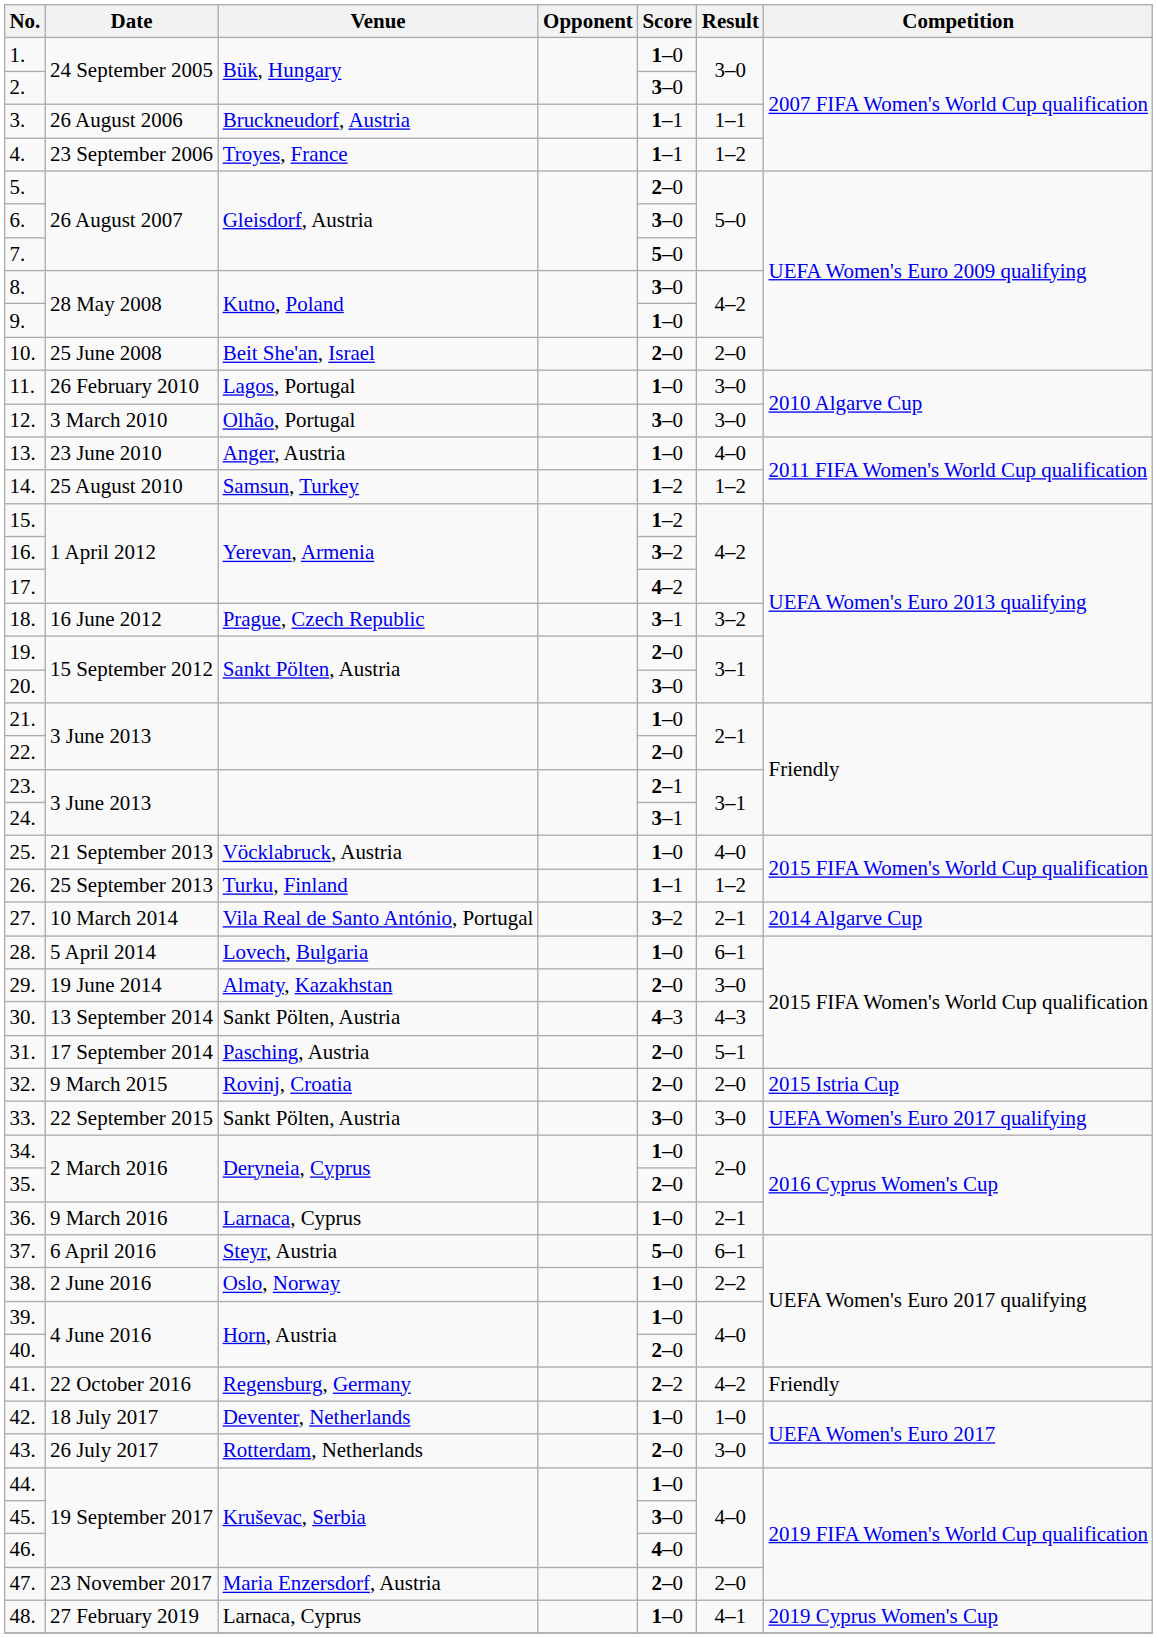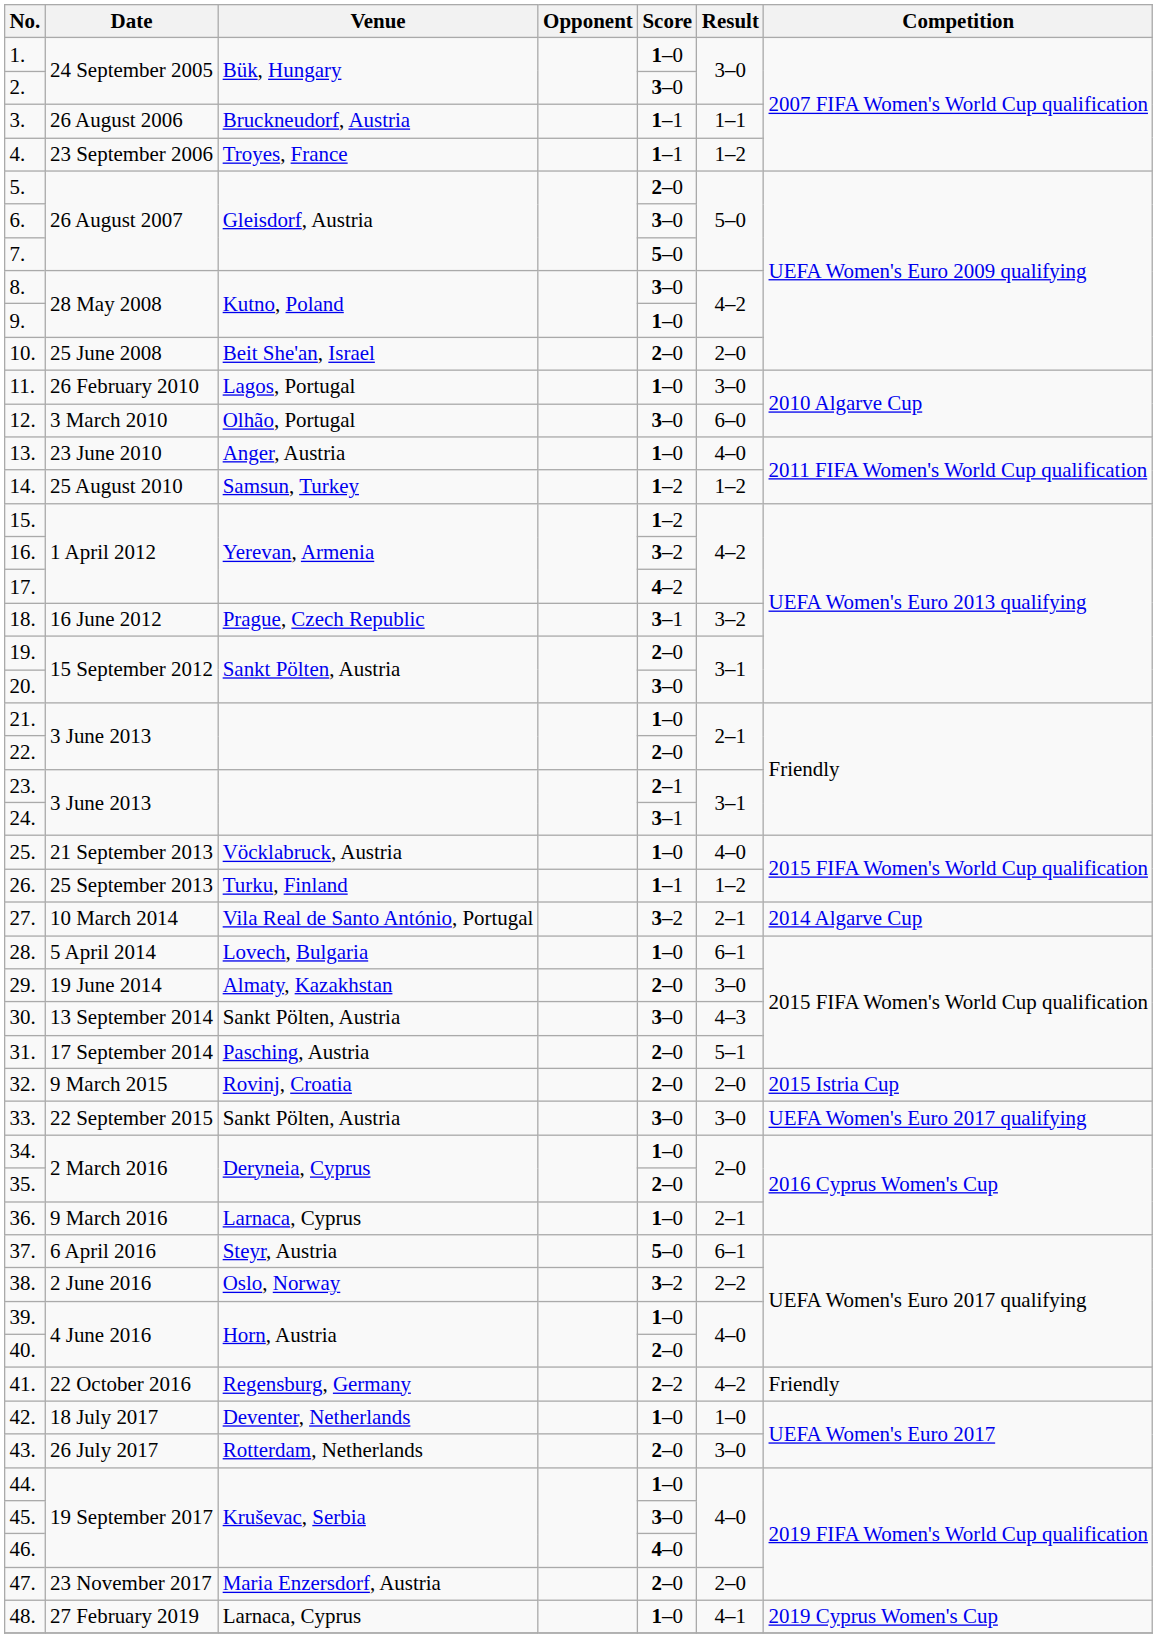(730, 420) 3–0 -> (730, 420) 6–0
(667, 1018) 4–3 -> (667, 1018) 3–0
(667, 1284) 1–0 -> (667, 1284) 3–2
